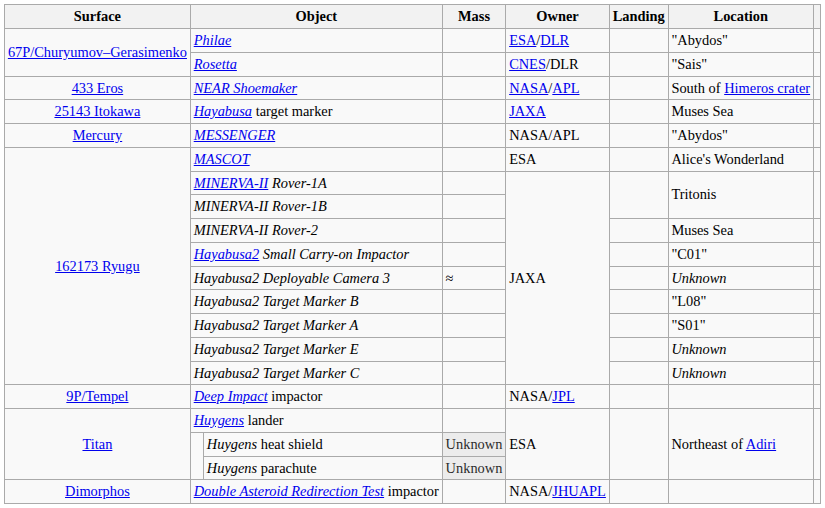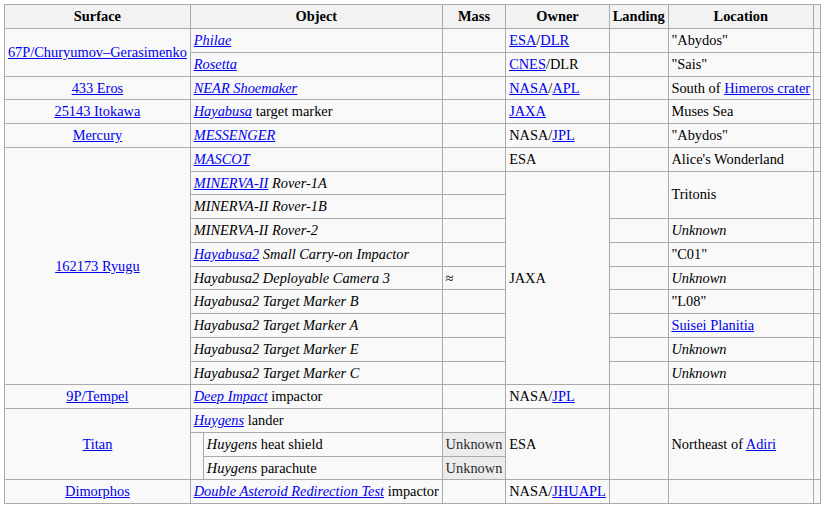(544, 135) NASA/APL -> (542, 135) NASA/JPL
(702, 230) Muses Sea -> (699, 230) Unknown
(688, 325) "S01" -> (713, 325) Suisei Planitia
